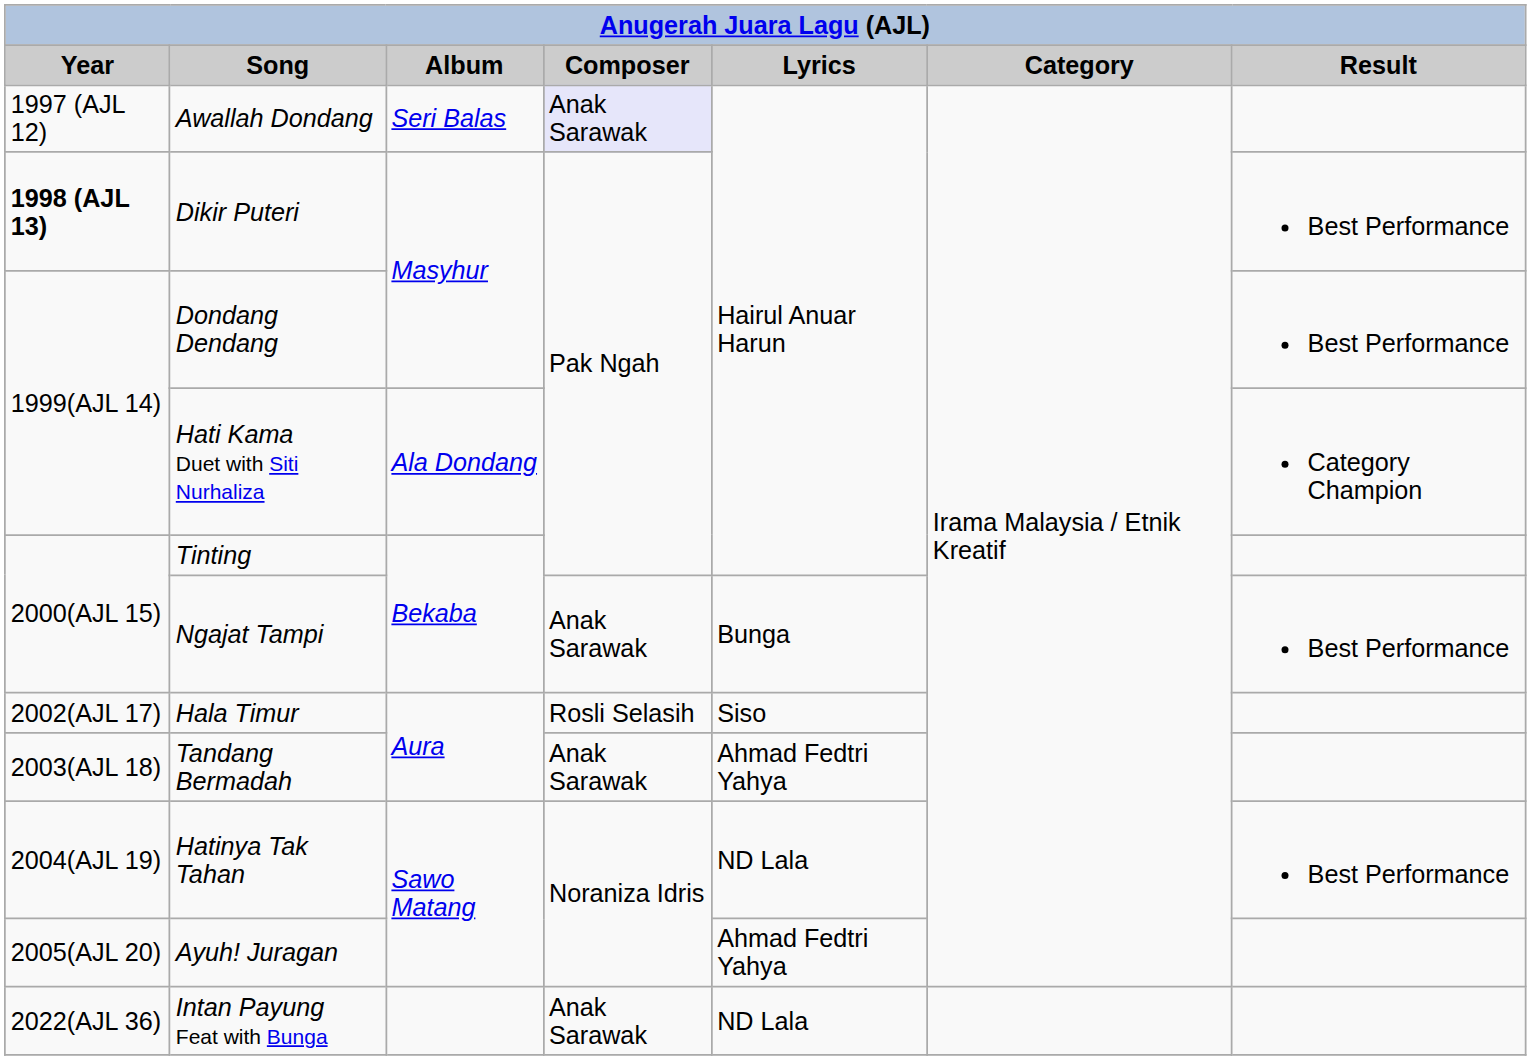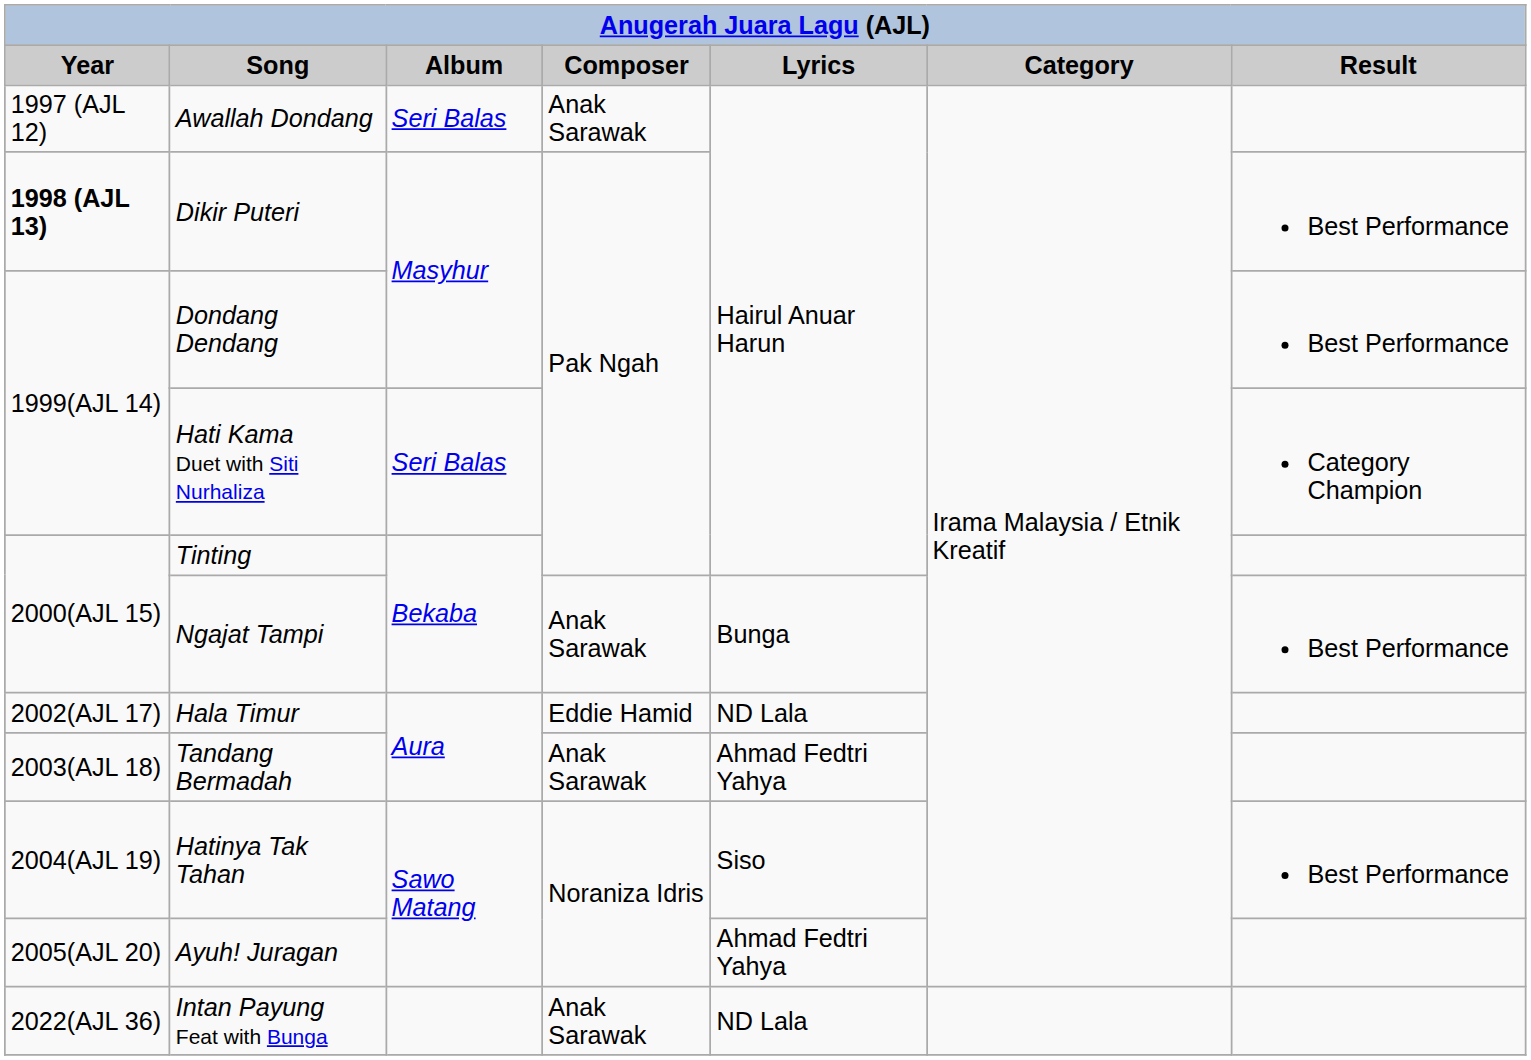(598, 119) lavender background -> (597, 119) no background
(464, 462) Ala Dondang -> (449, 462) Seri Balas
(622, 713) Rosli Selasih -> (620, 713) Eddie Hamid
(742, 713) Siso -> (762, 713) ND Lala
(763, 860) ND Lala -> (741, 860) Siso
